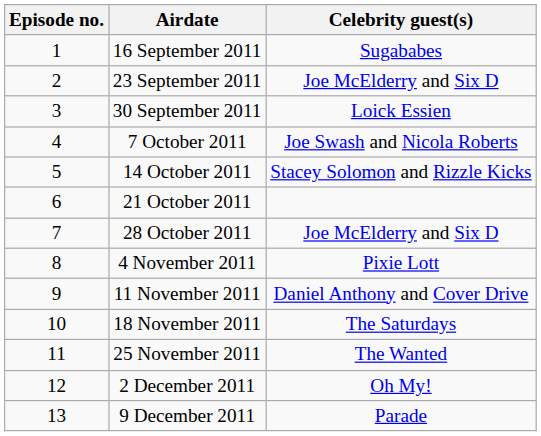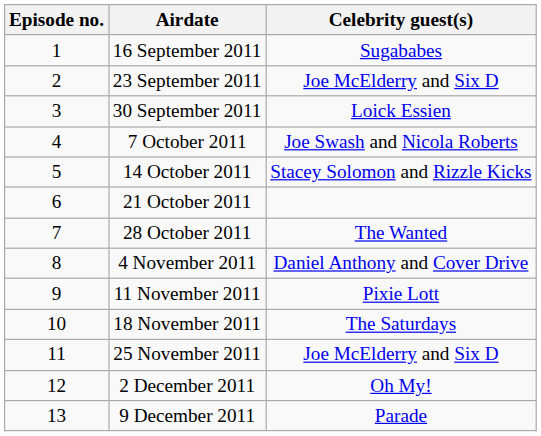(401, 232) Joe McElderry and Six D -> (401, 232) The Wanted
(401, 263) Pixie Lott -> (401, 263) Daniel Anthony and Cover Drive
(401, 293) Daniel Anthony and Cover Drive -> (401, 293) Pixie Lott
(401, 354) The Wanted -> (401, 354) Joe McElderry and Six D
